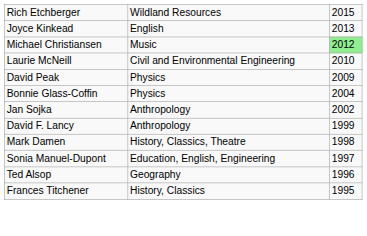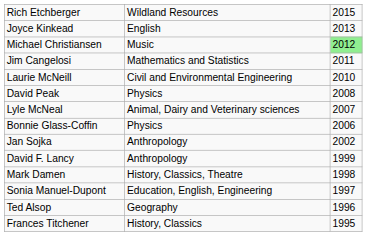+ row: (39, 61)
(343, 77) 2009 -> (344, 93) 2008
+ row: (35, 110)
(343, 93) 2004 -> (344, 126) 2006
